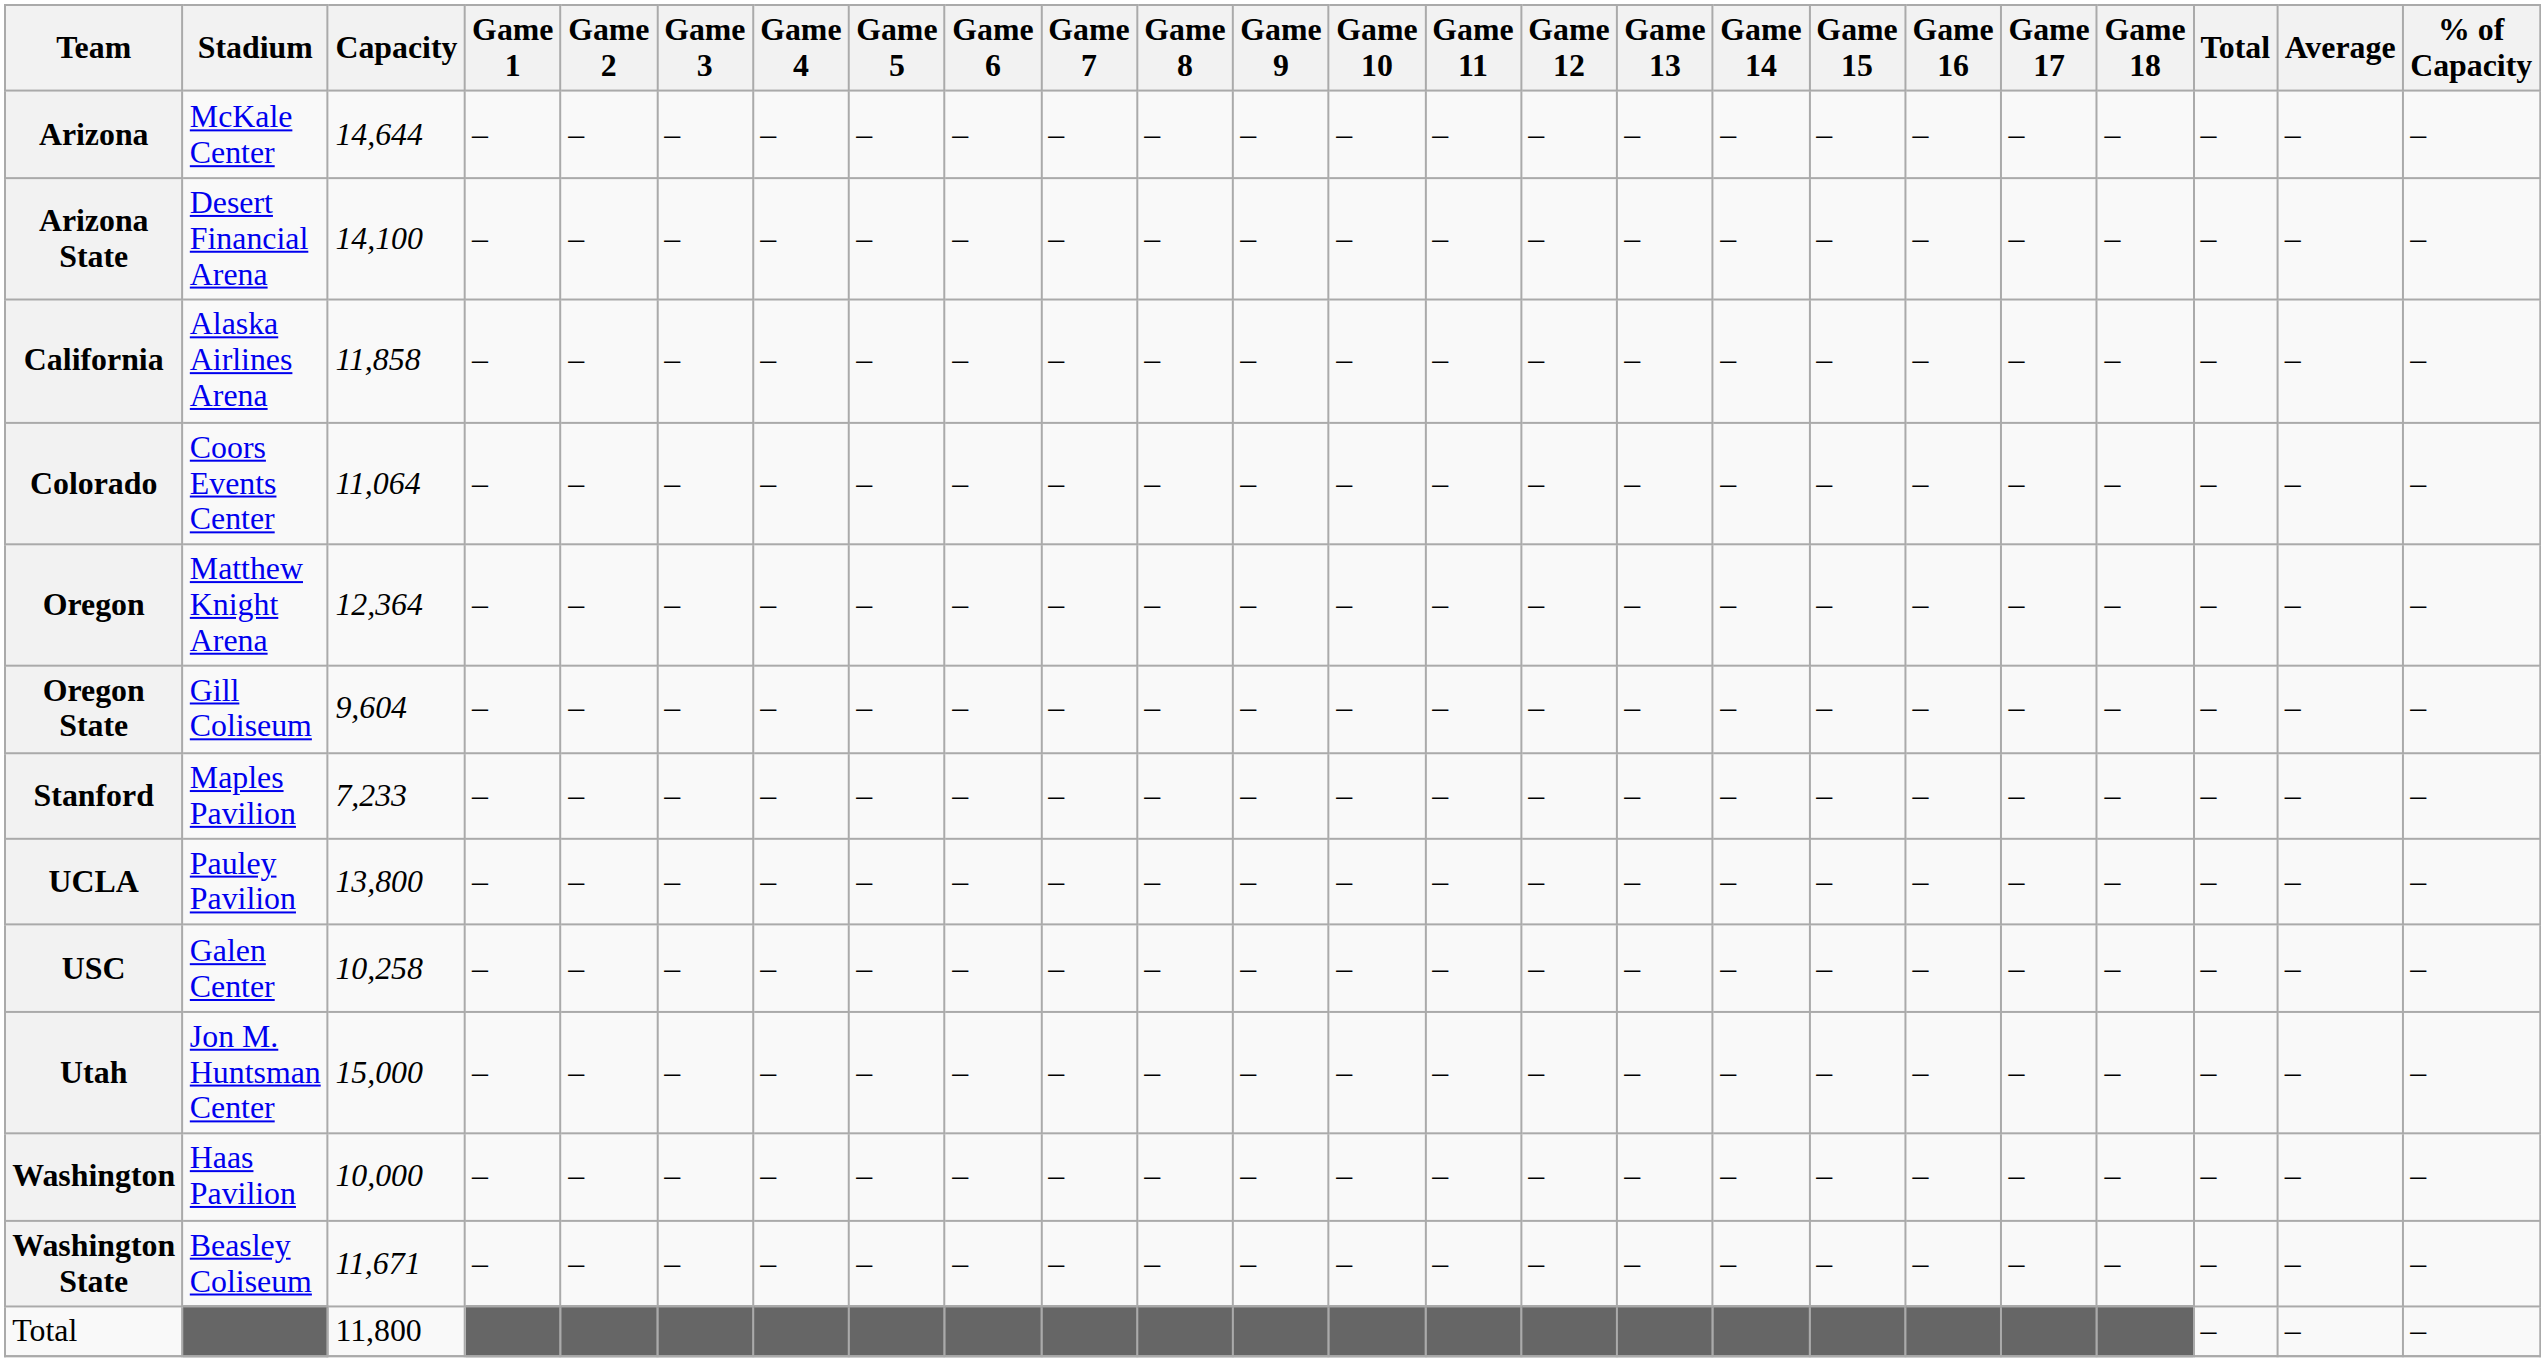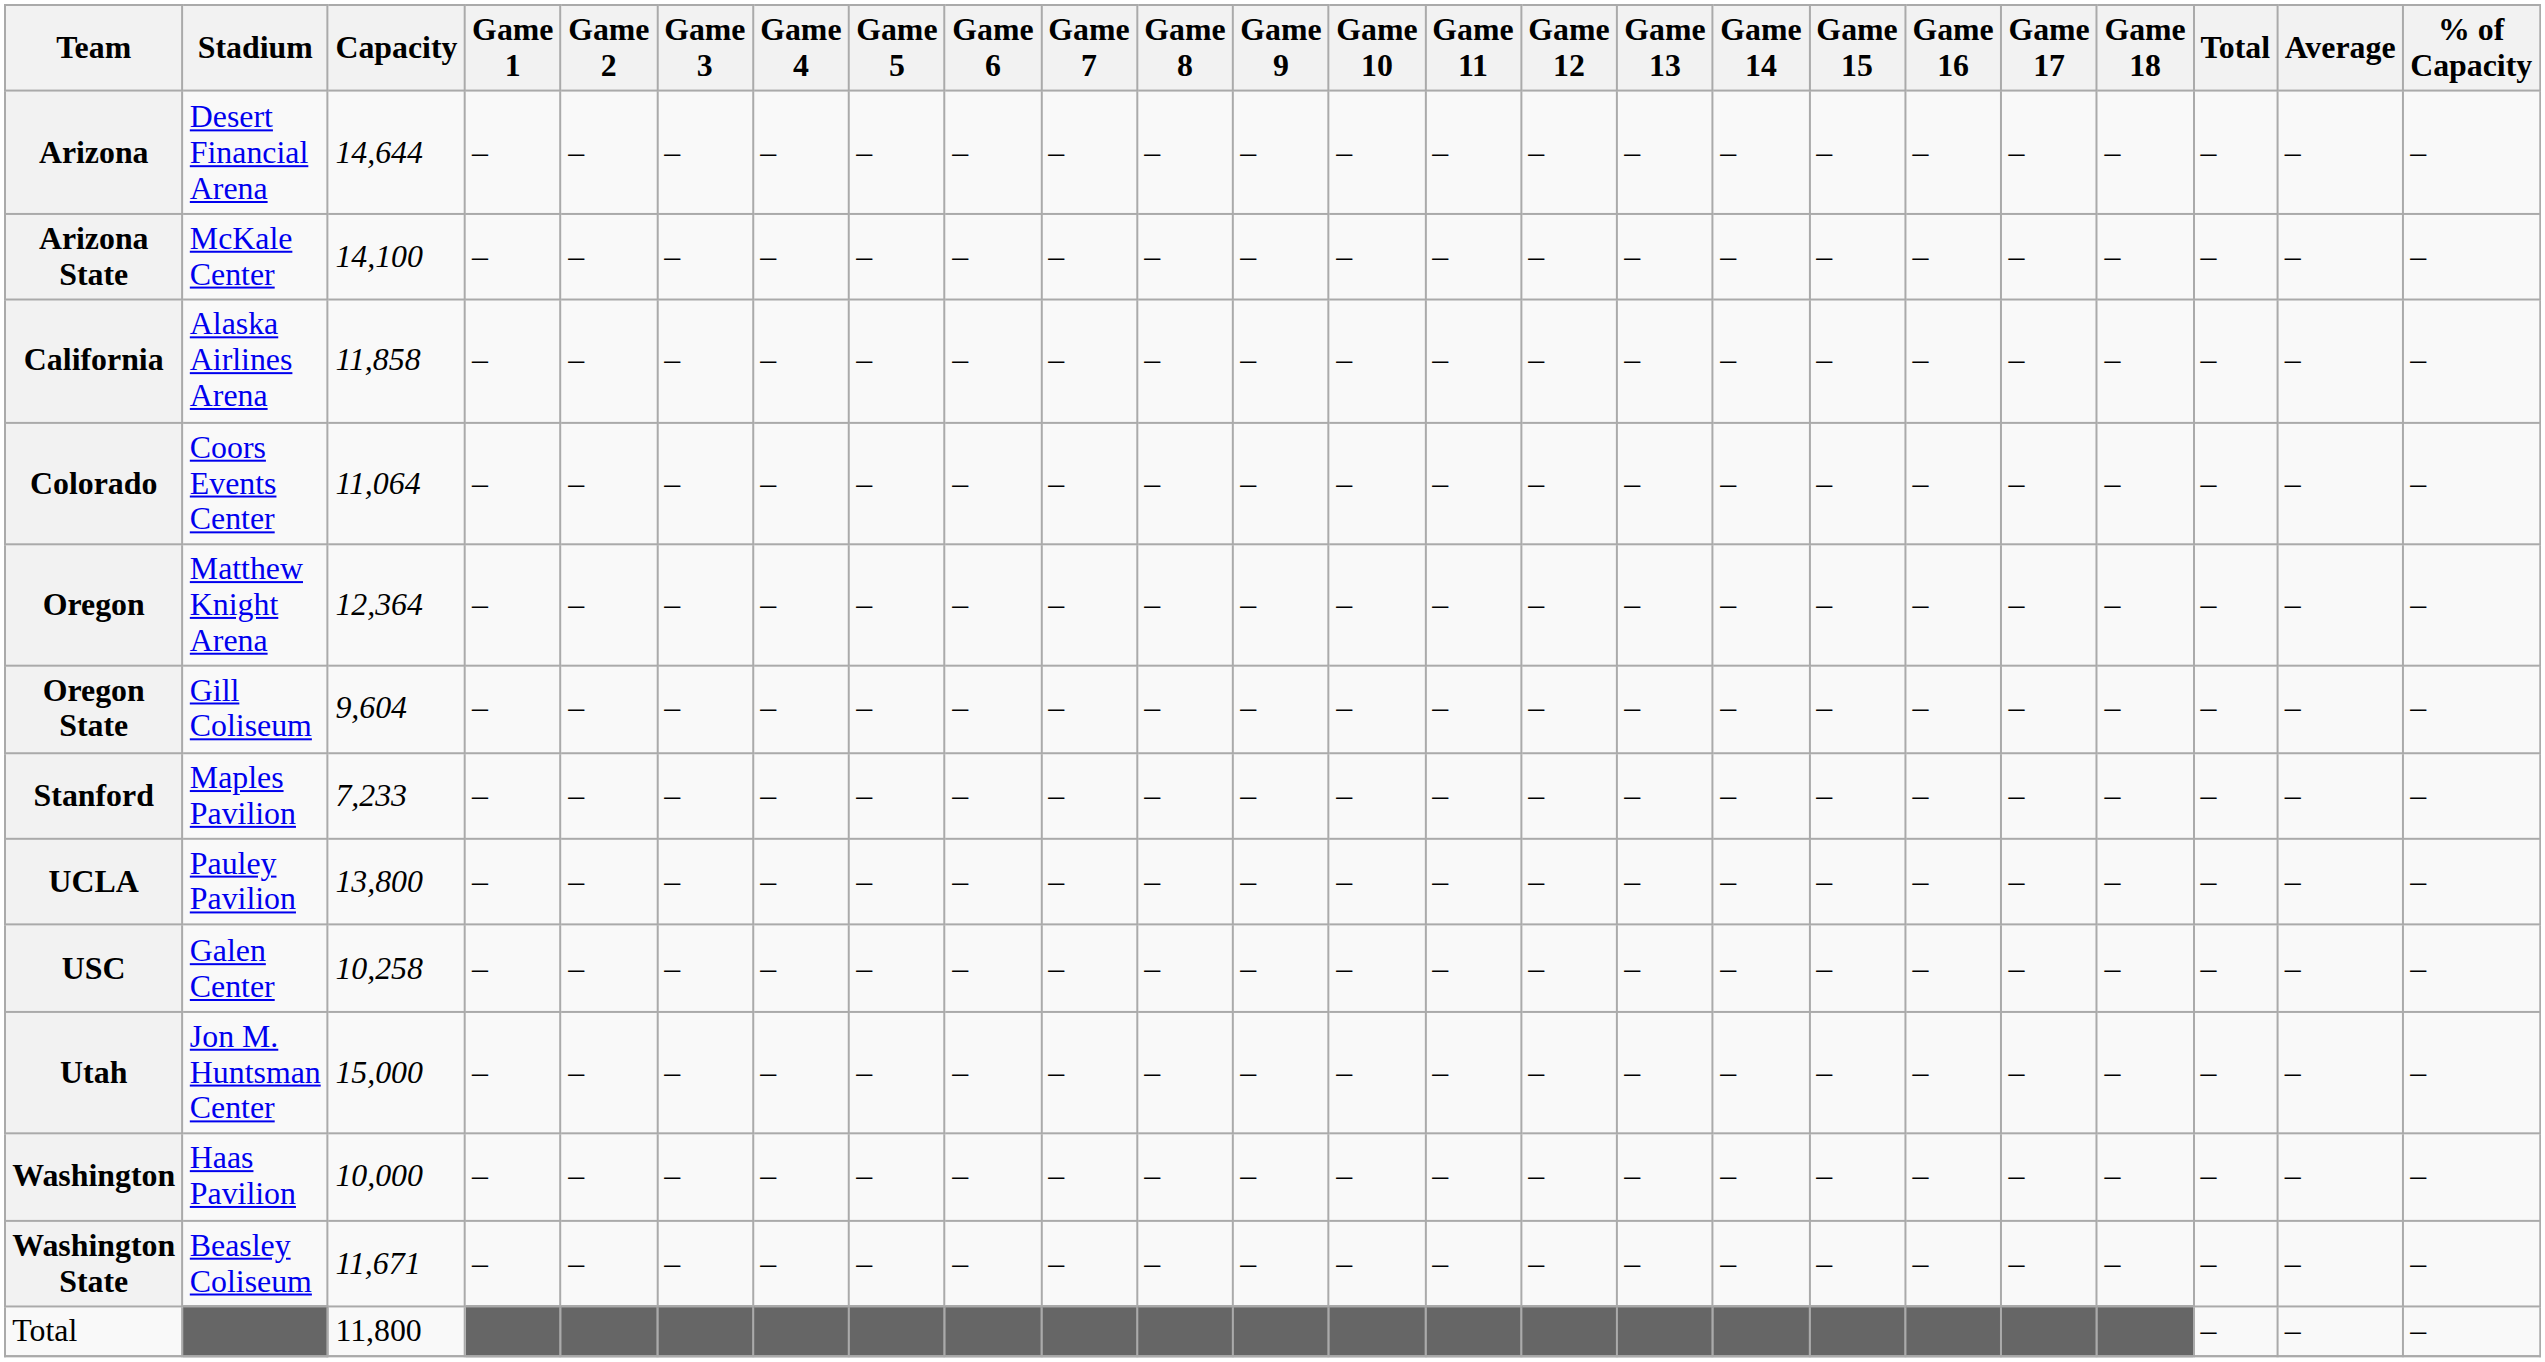(241, 133) McKale Center -> (249, 151) Desert Financial Arena
(249, 238) Desert Financial Arena -> (241, 256) McKale Center
